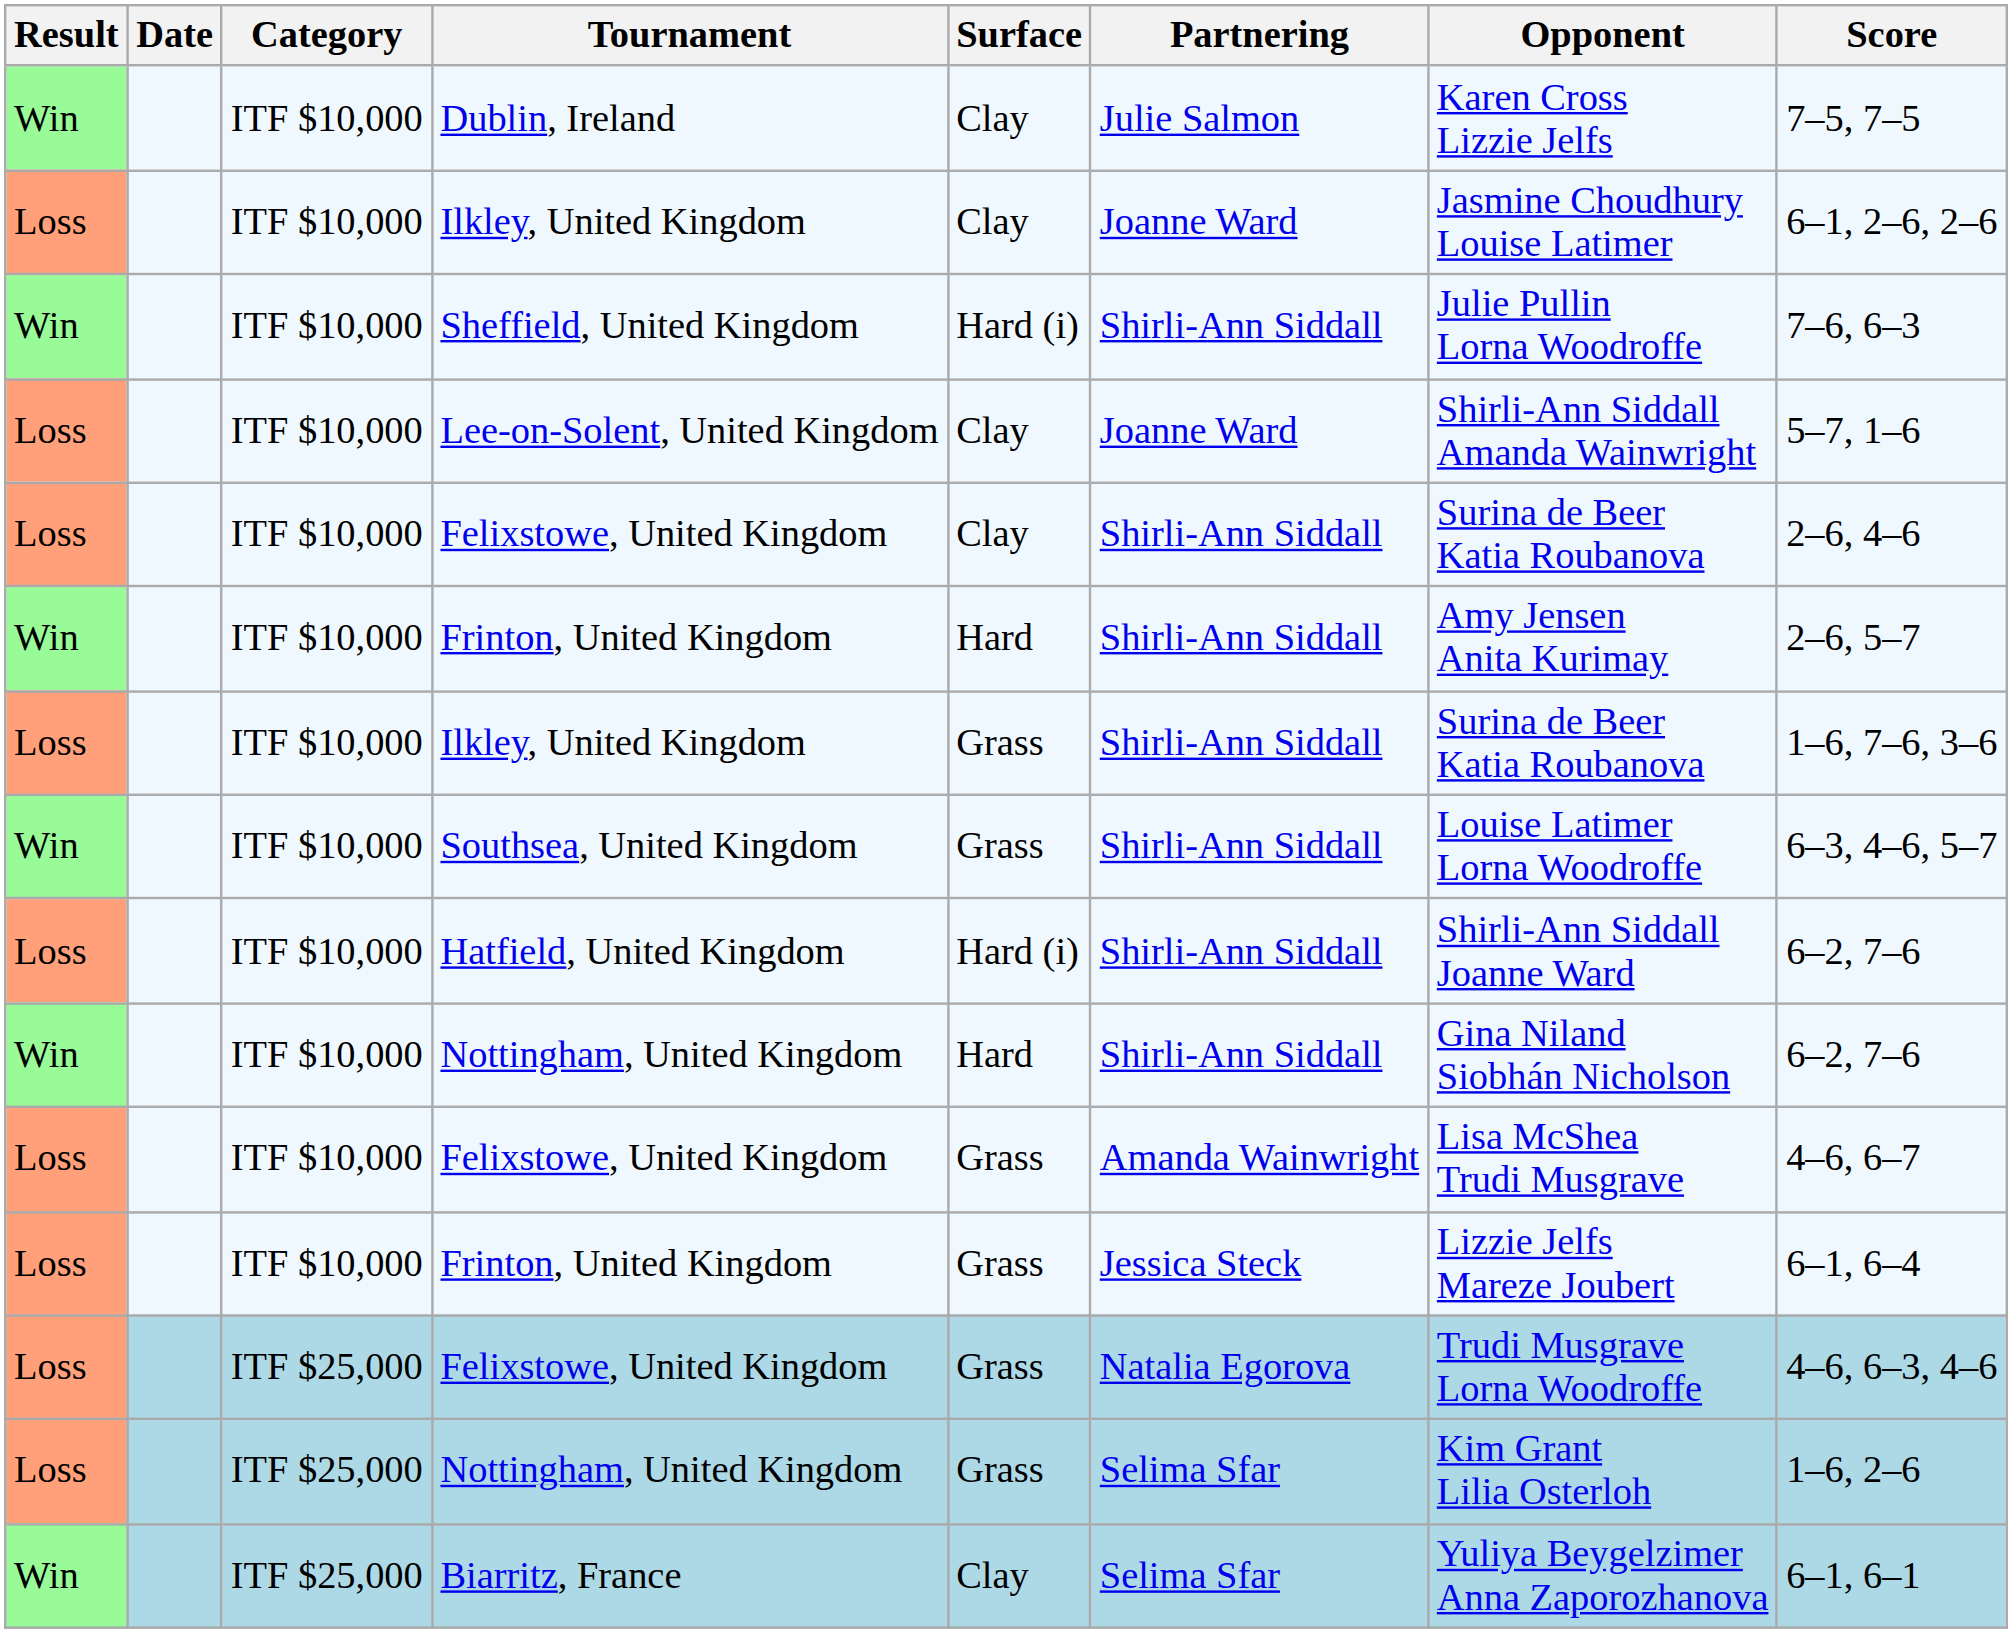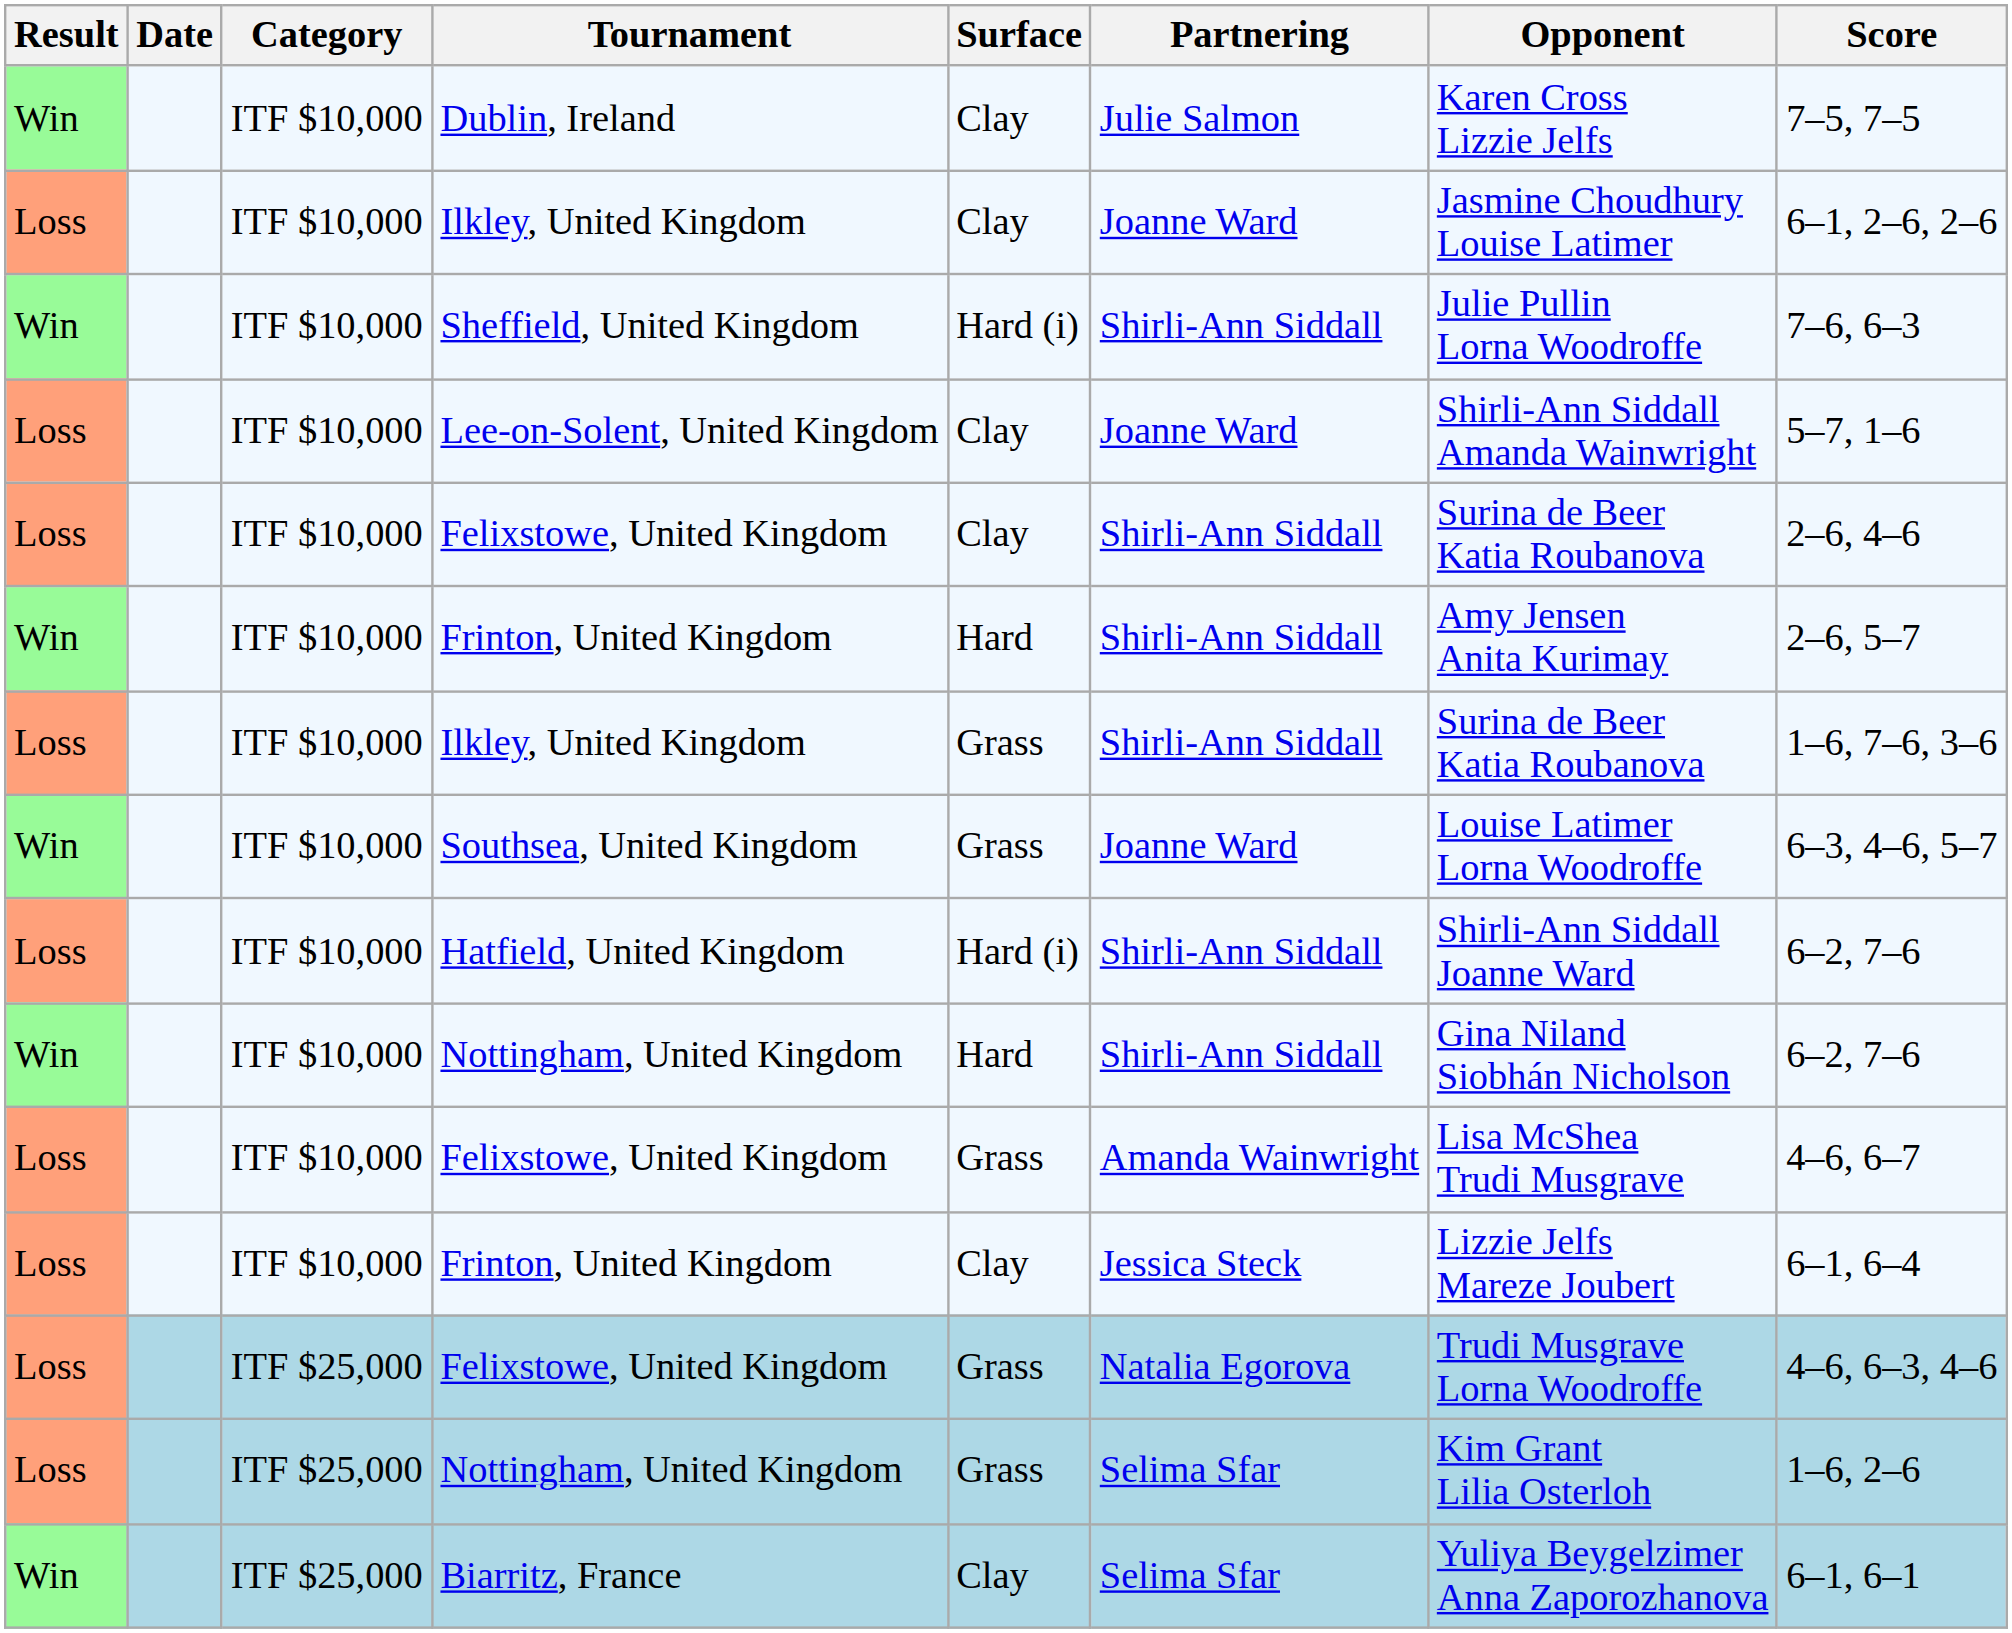(1241, 846) Shirli-Ann Siddall -> (1199, 846) Joanne Ward
(1000, 1262) Grass -> (993, 1262) Clay
